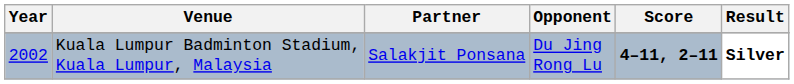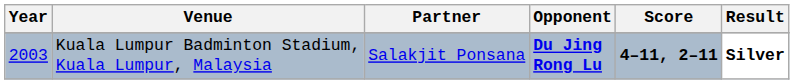(28, 55) 2002 -> (28, 55) 2003
(568, 55) normal -> (568, 55) bold
